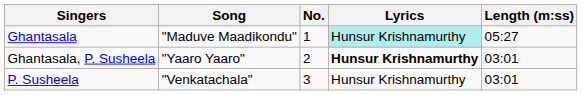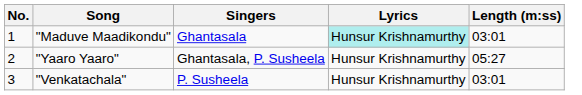columns swapped: (314, 15) <-> (81, 15)
(502, 37) 05:27 -> (489, 37) 03:01
(405, 58) bold -> (398, 58) normal
(502, 58) 03:01 -> (489, 58) 05:27
